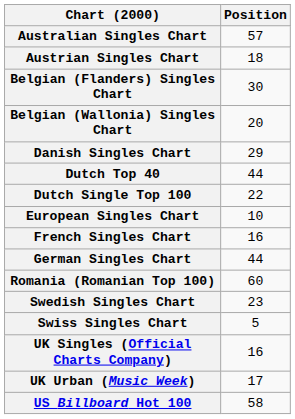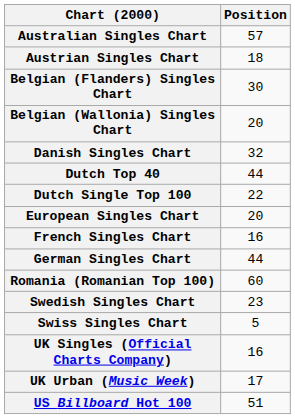(255, 153) 29 -> (255, 153) 32
(255, 217) 10 -> (255, 217) 20
(255, 403) 58 -> (255, 403) 51
